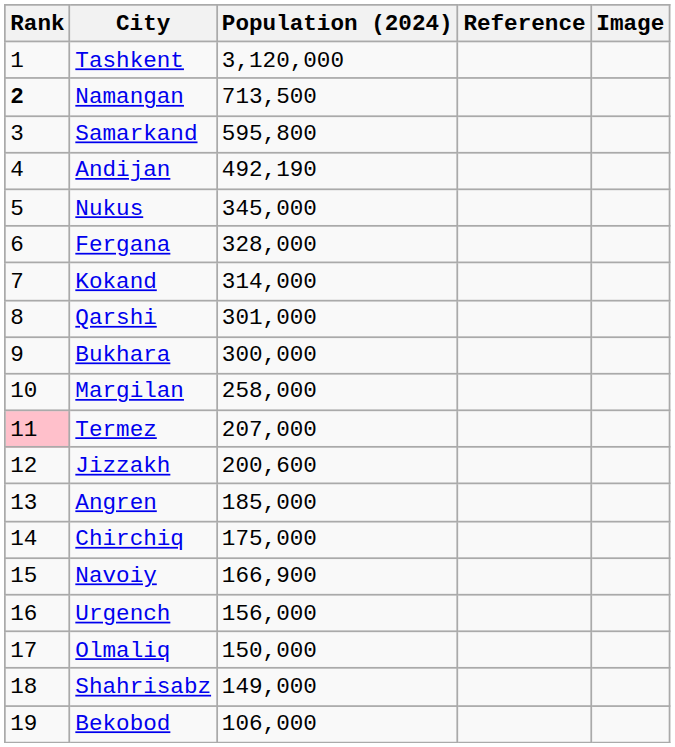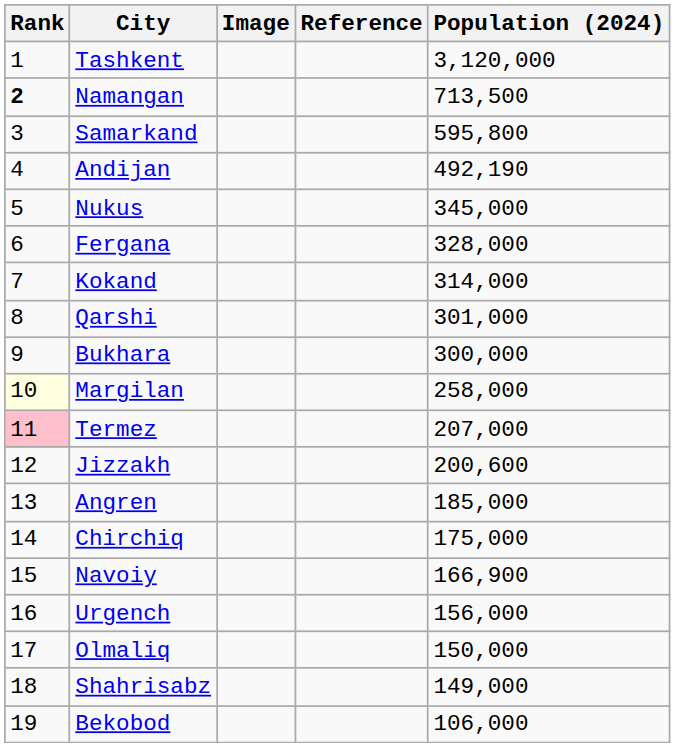columns swapped: (337, 23) <-> (630, 23)
(24, 392) no background -> (24, 392) lightyellow background
